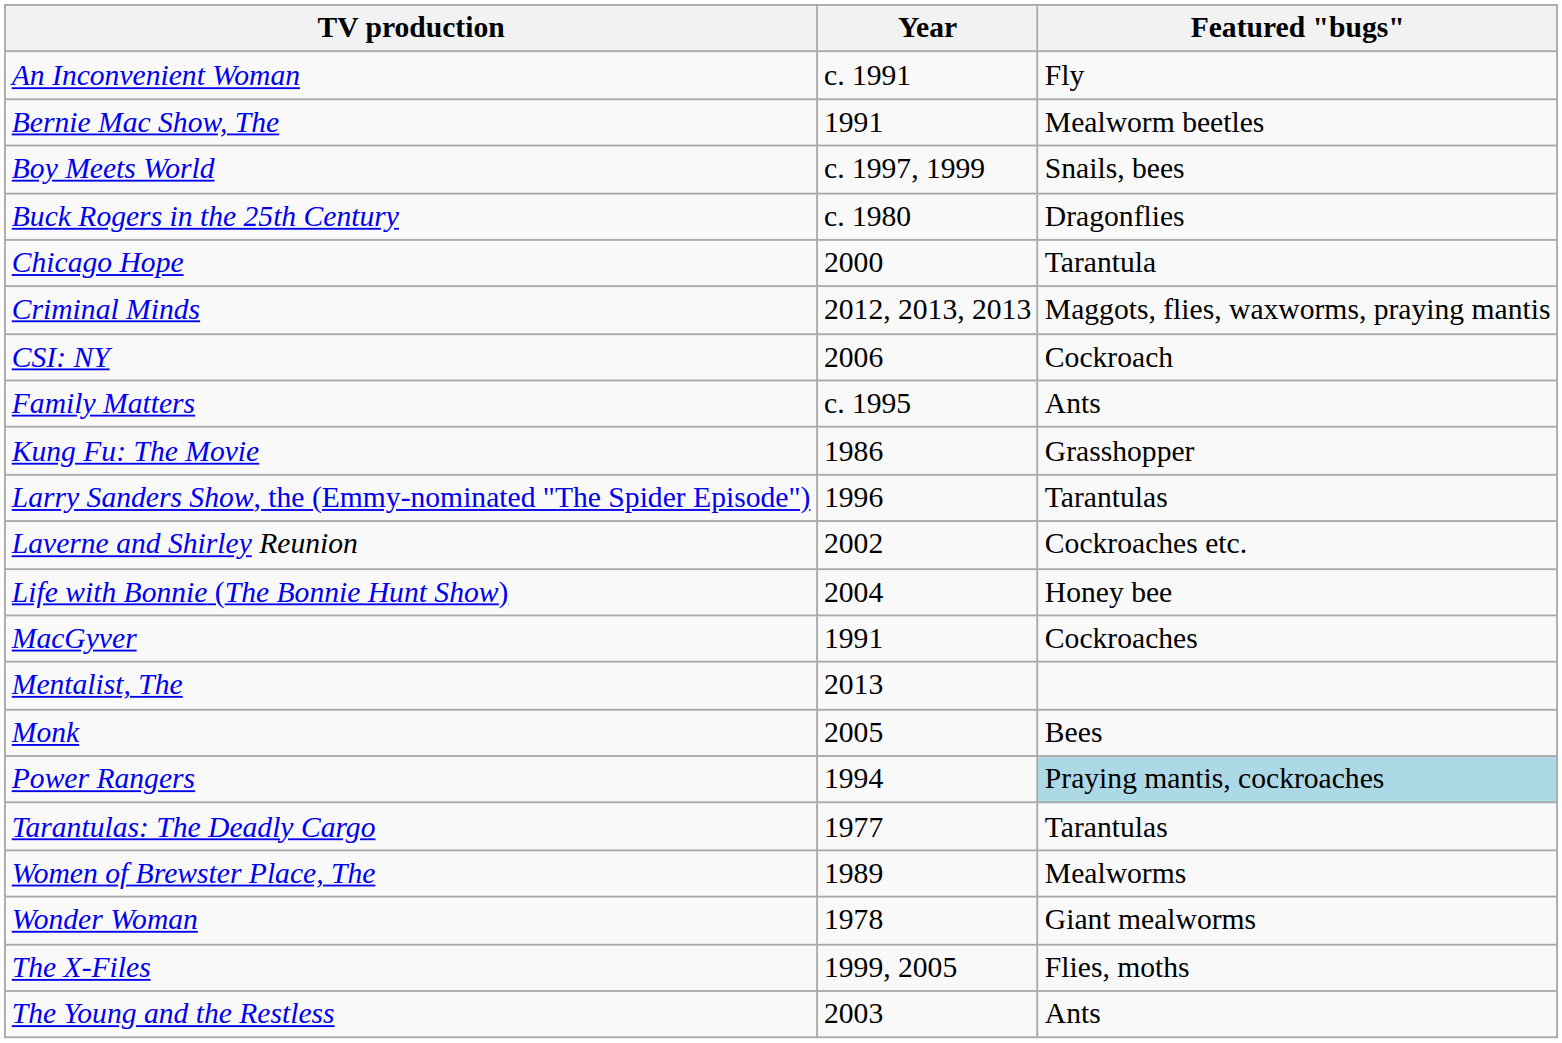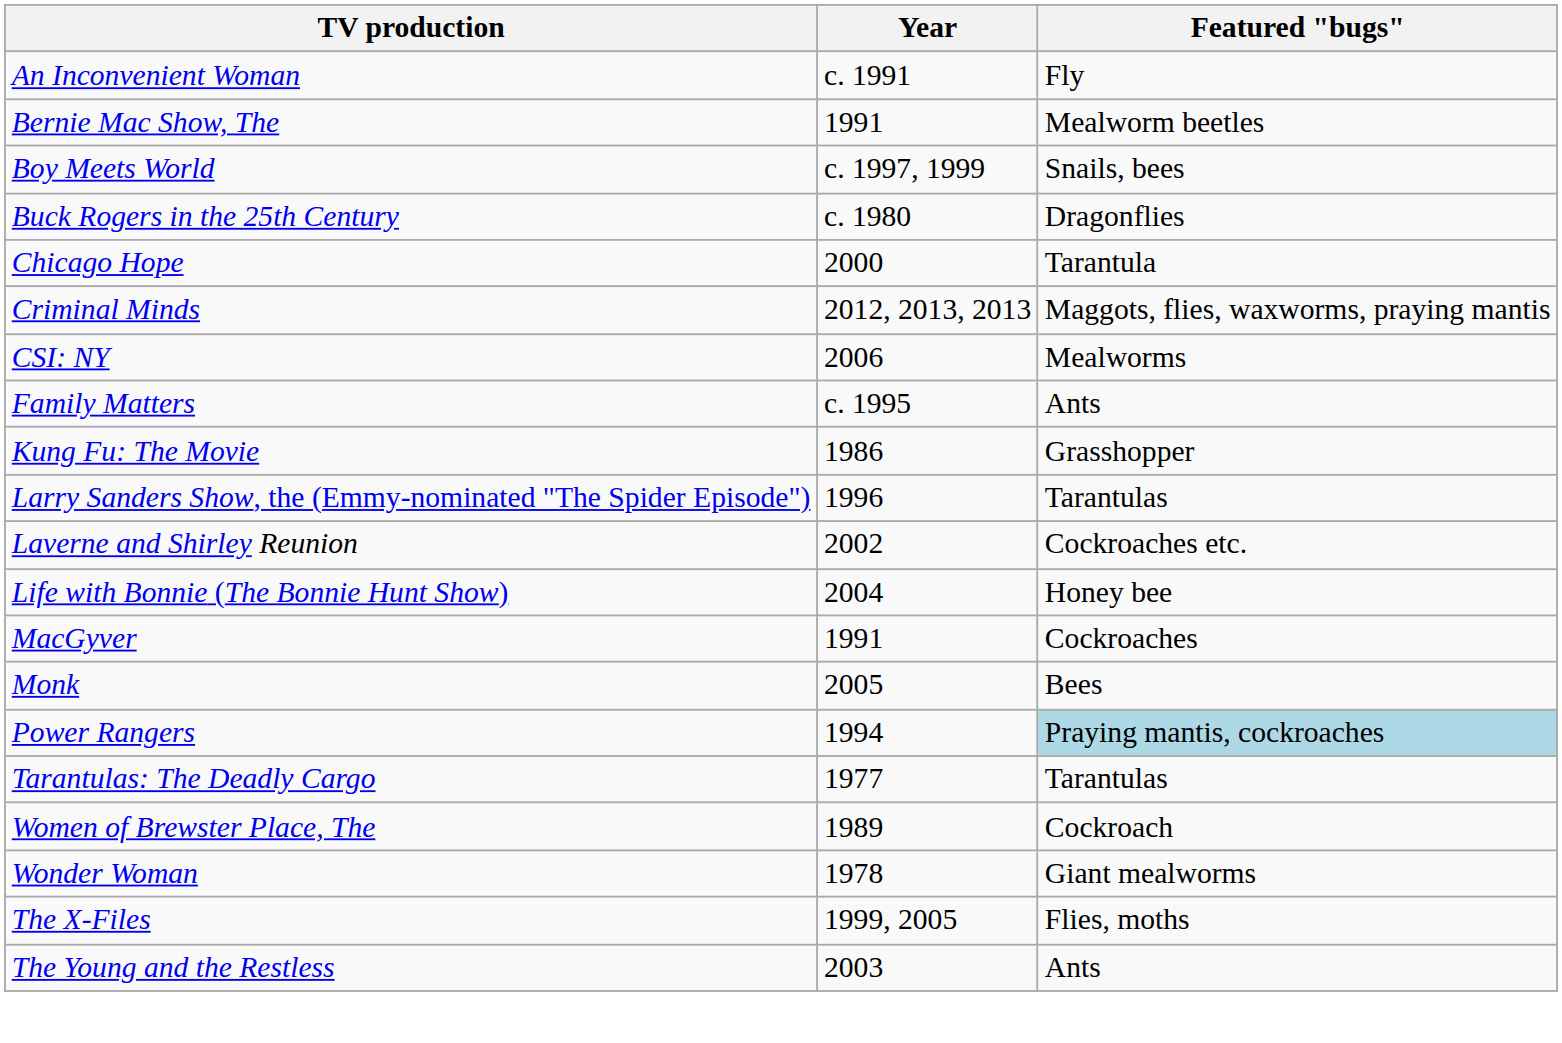(1109, 356) Cockroach -> (1116, 356) Mealworms
- row: (97, 685)
(1116, 872) Mealworms -> (1109, 826) Cockroach
